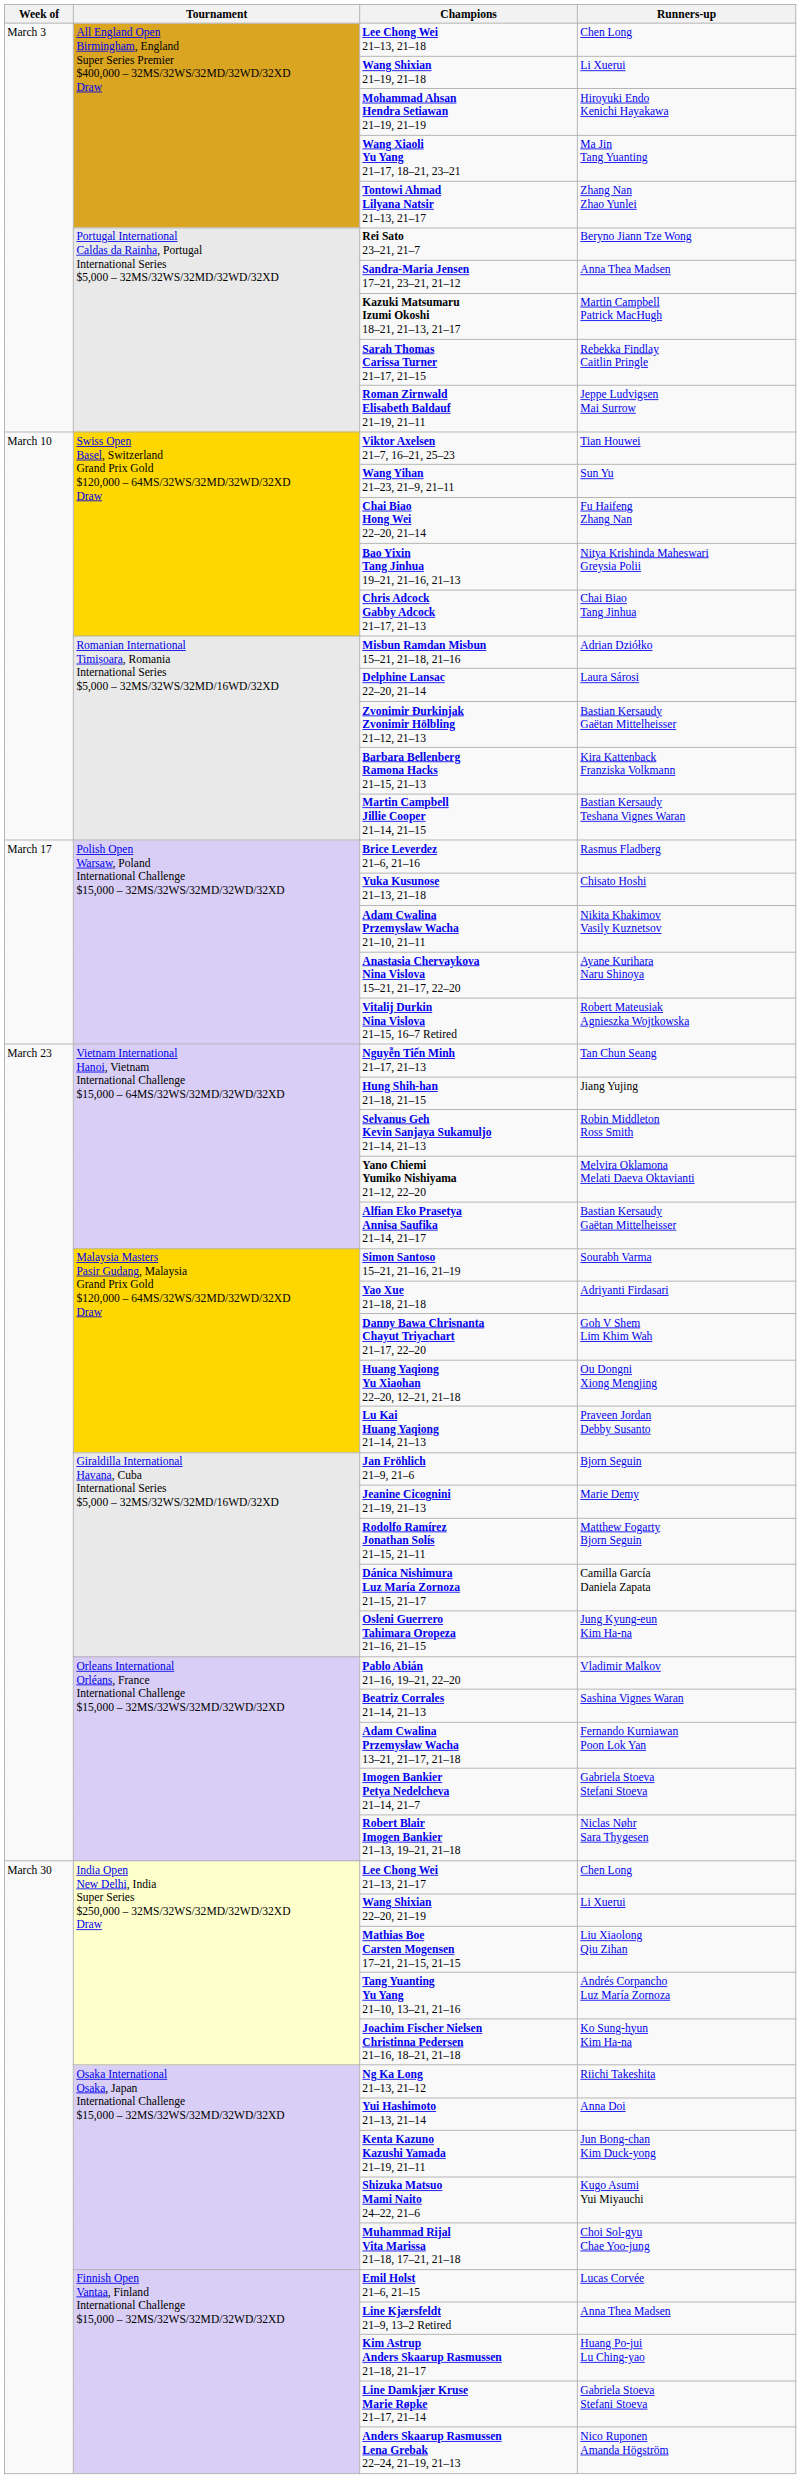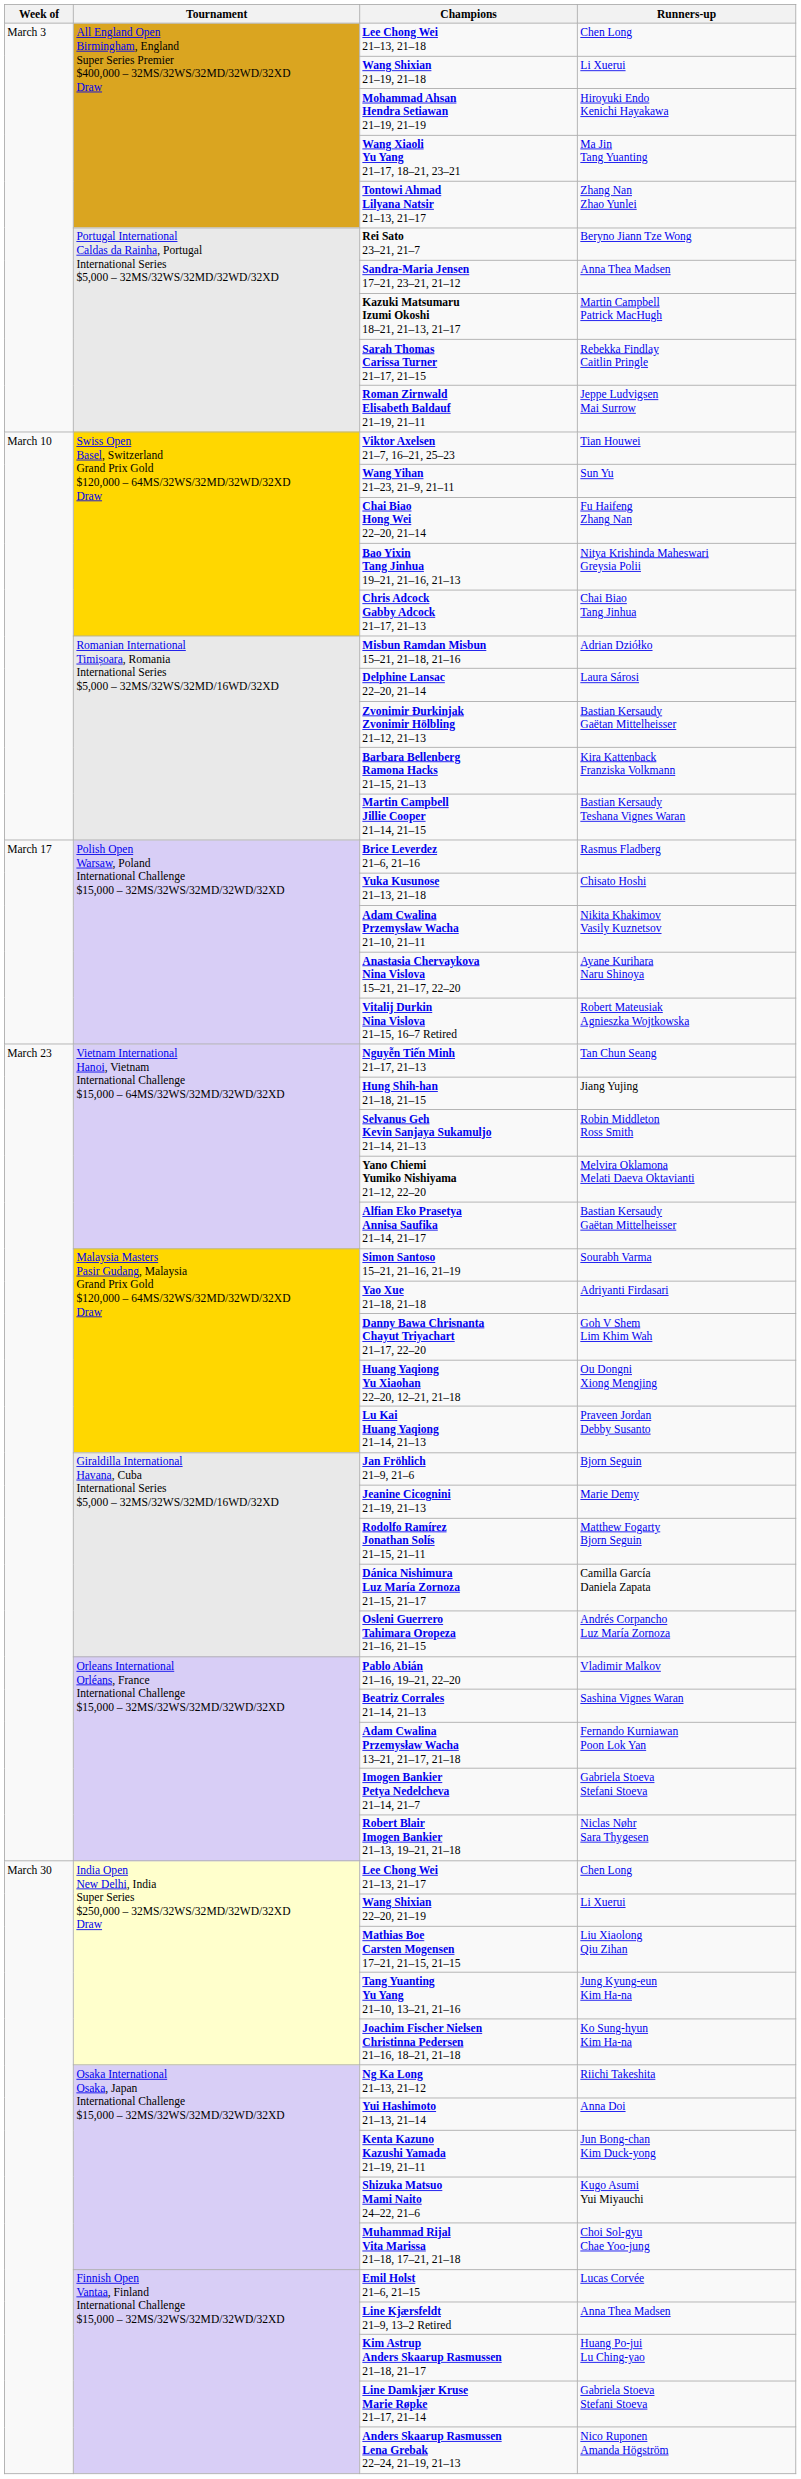(619, 1626) Jung Kyung-eun Kim Ha-na -> (625, 1626) Andrés Corpancho Luz María Zornoza
(625, 1988) Andrés Corpancho Luz María Zornoza -> (619, 1988) Jung Kyung-eun Kim Ha-na
